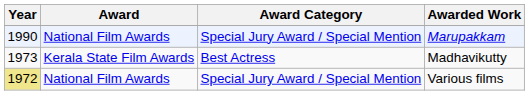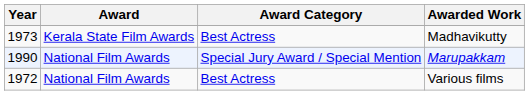rows swapped: (466, 36) <-> (467, 57)
(22, 79) khaki background -> (22, 79) no background
(311, 79) Special Jury Award / Special Mention -> (238, 79) Best Actress
